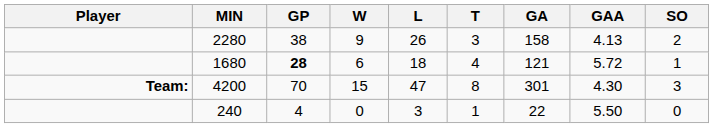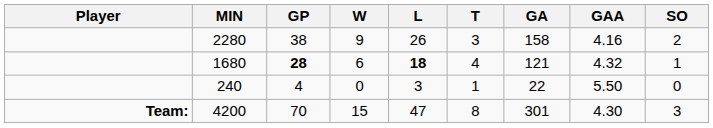(608, 39) 4.13 -> (608, 39) 4.16
(418, 63) normal -> (418, 63) bold
(608, 63) 5.72 -> (608, 63) 4.32
rows swapped: (229, 110) <-> (229, 87)
